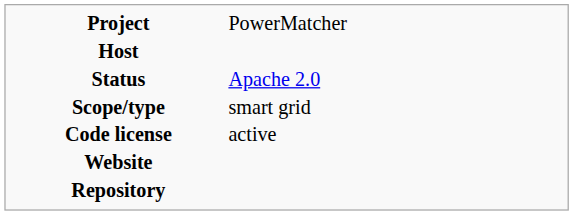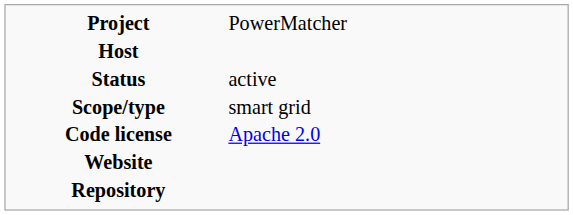(274, 79) Apache 2.0 -> (252, 79) active
(252, 135) active -> (274, 135) Apache 2.0
